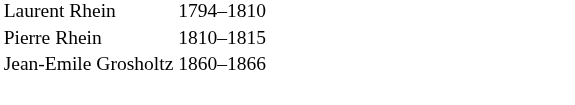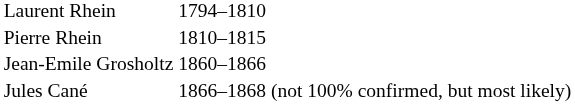+ row: (46, 91)
